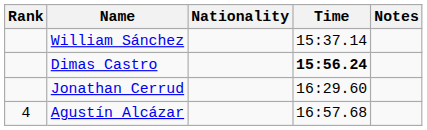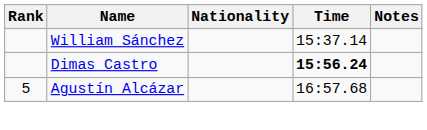- row: (117, 89)
(26, 113) 4 -> (26, 89) 5
